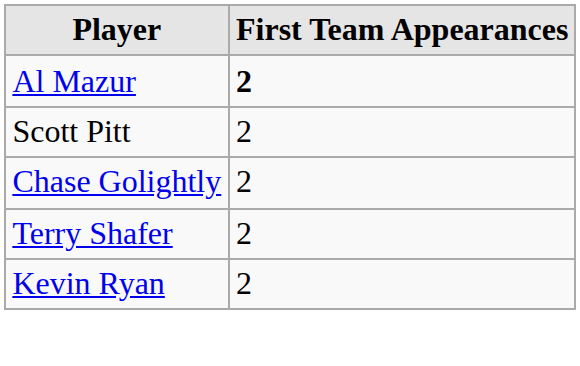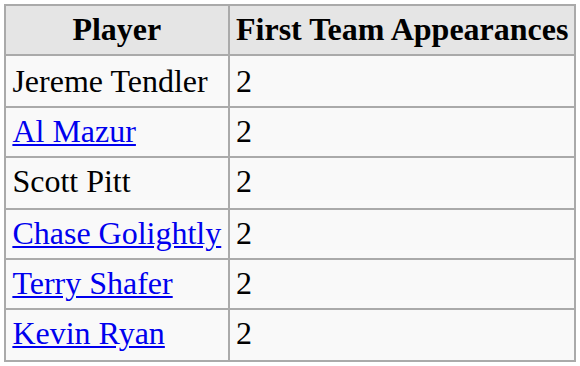+ row: (110, 80)
(244, 80) bold -> (244, 131) normal
